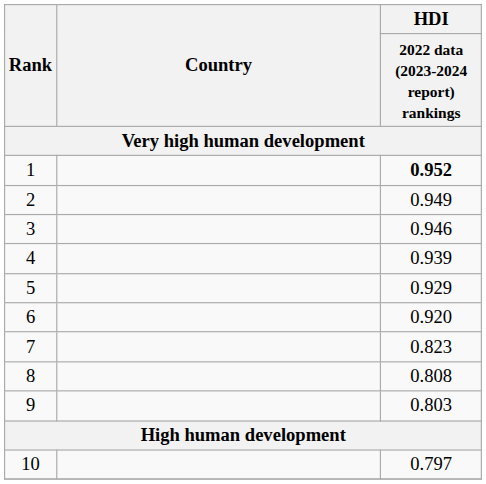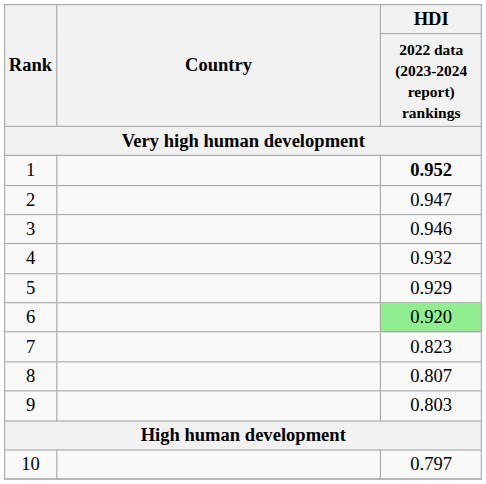(431, 199) 0.949 -> (431, 199) 0.947
(431, 258) 0.939 -> (431, 258) 0.932
(431, 317) no background -> (431, 317) lightgreen background
(431, 376) 0.808 -> (431, 376) 0.807
